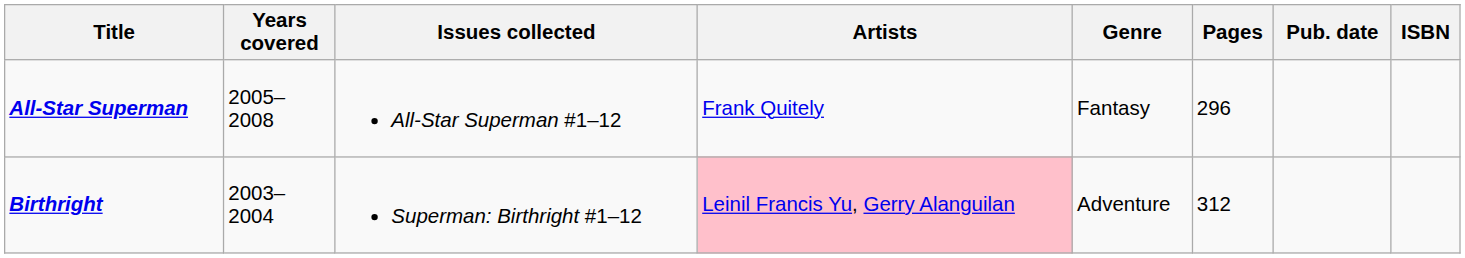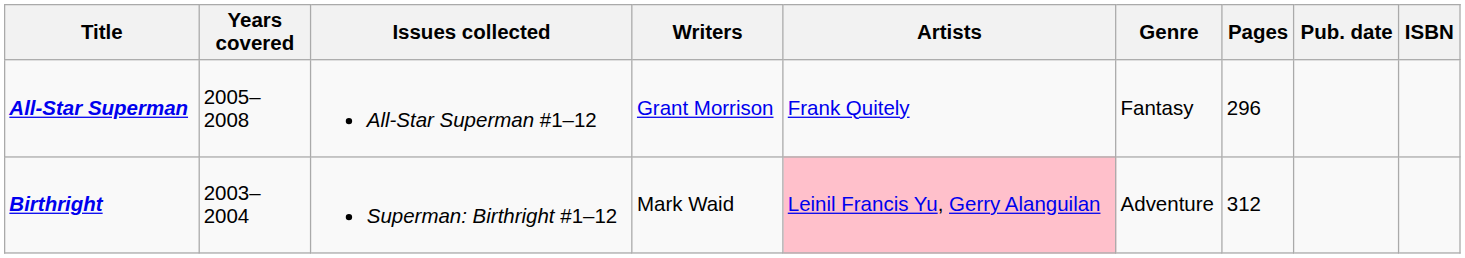+ column: (708, 32)
